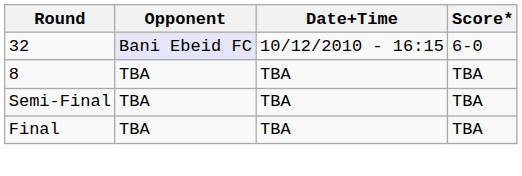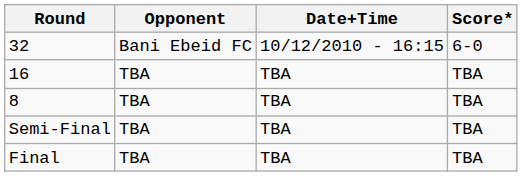(185, 46) lavender background -> (185, 46) no background
+ row: (19, 74)
